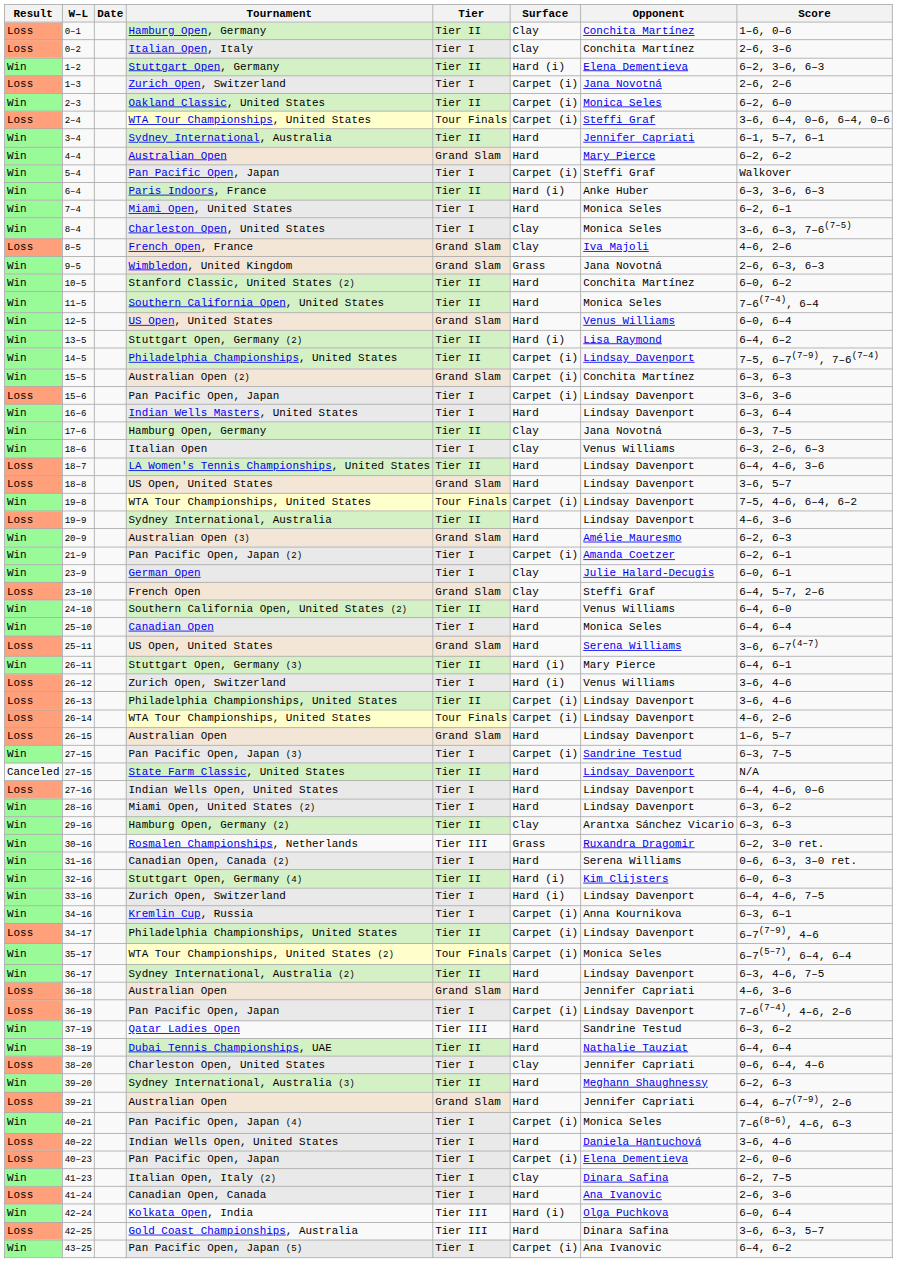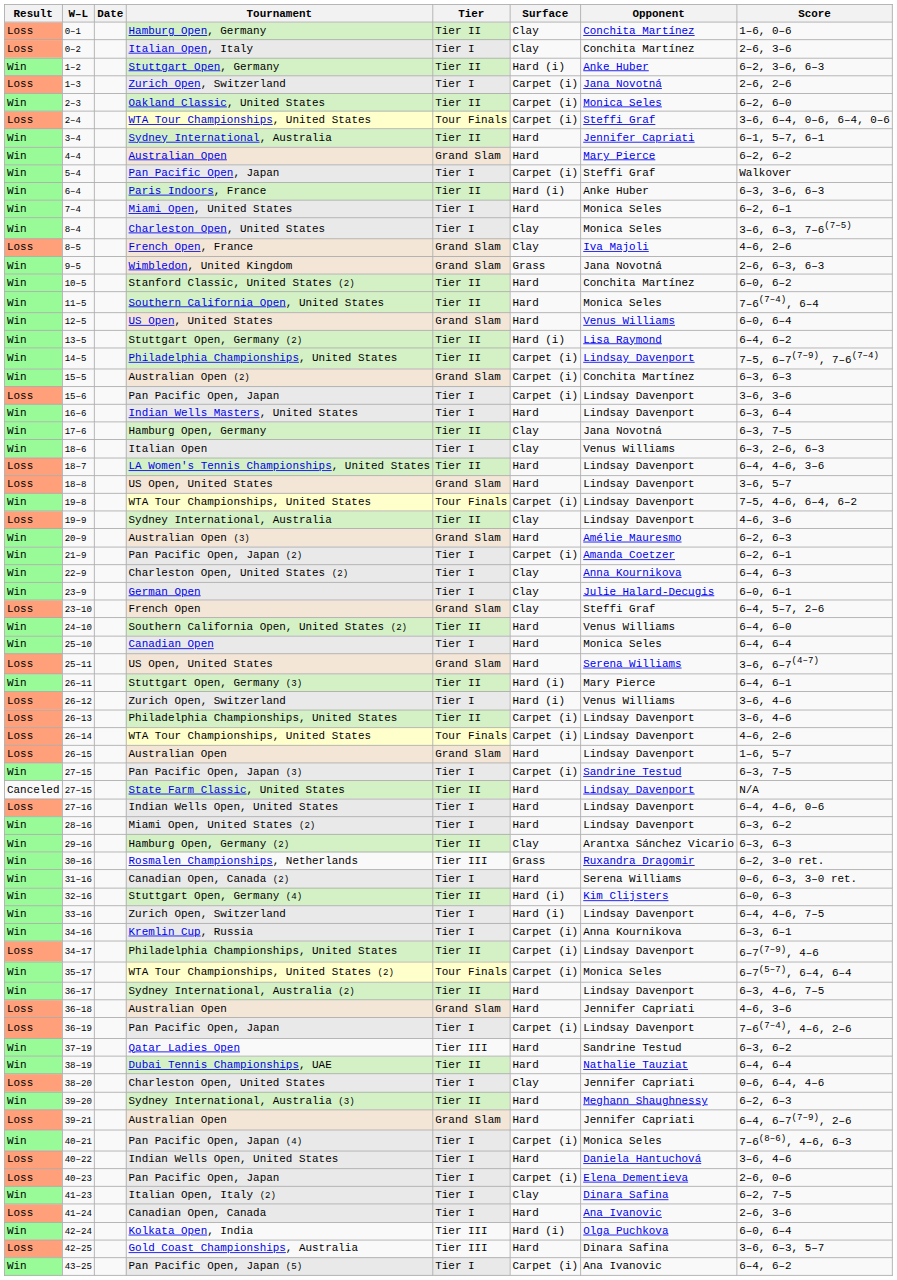(636, 67) Elena Dementieva -> (616, 67) Anke Huber
(526, 520) Hard -> (526, 520) Clay
+ row: (76, 574)
